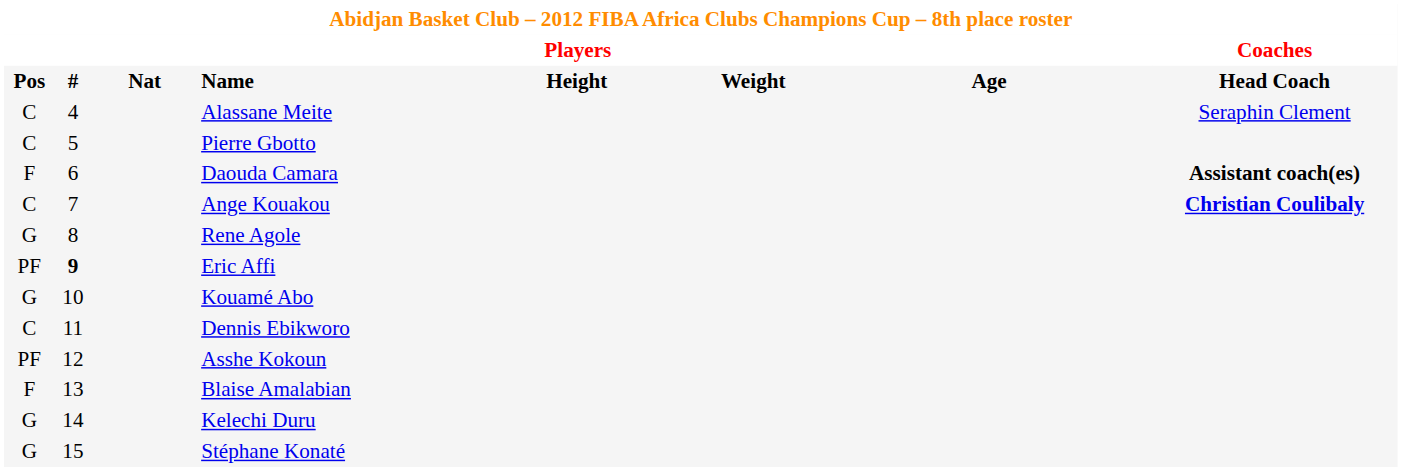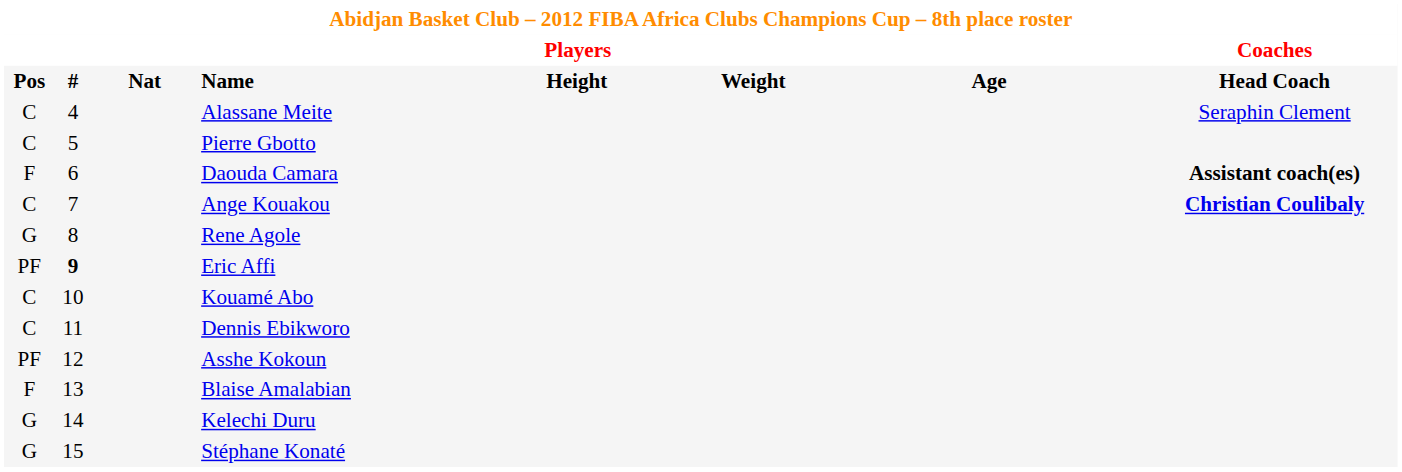(29, 297) G -> (29, 297) C
